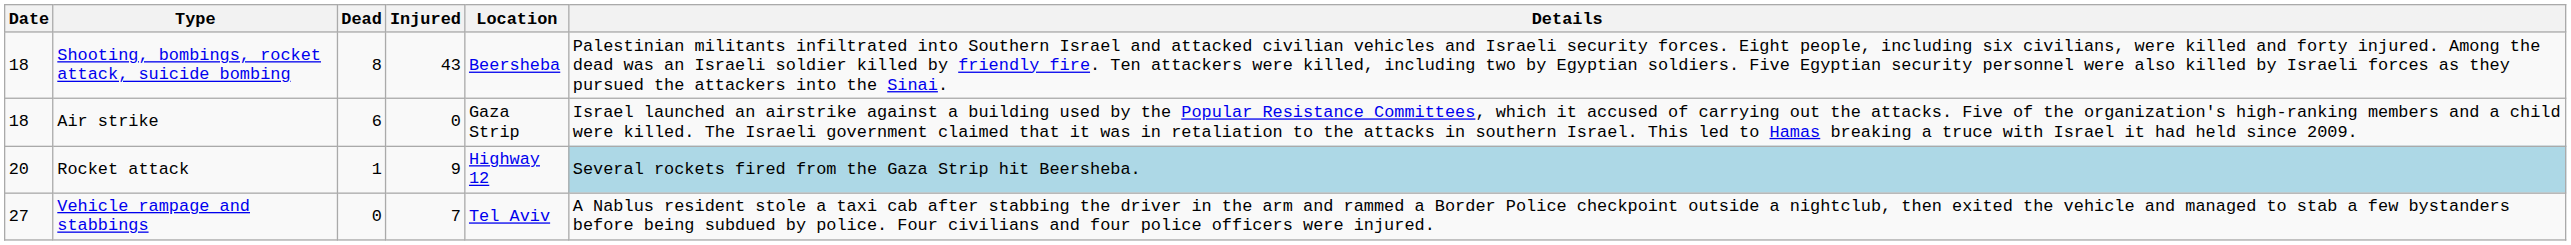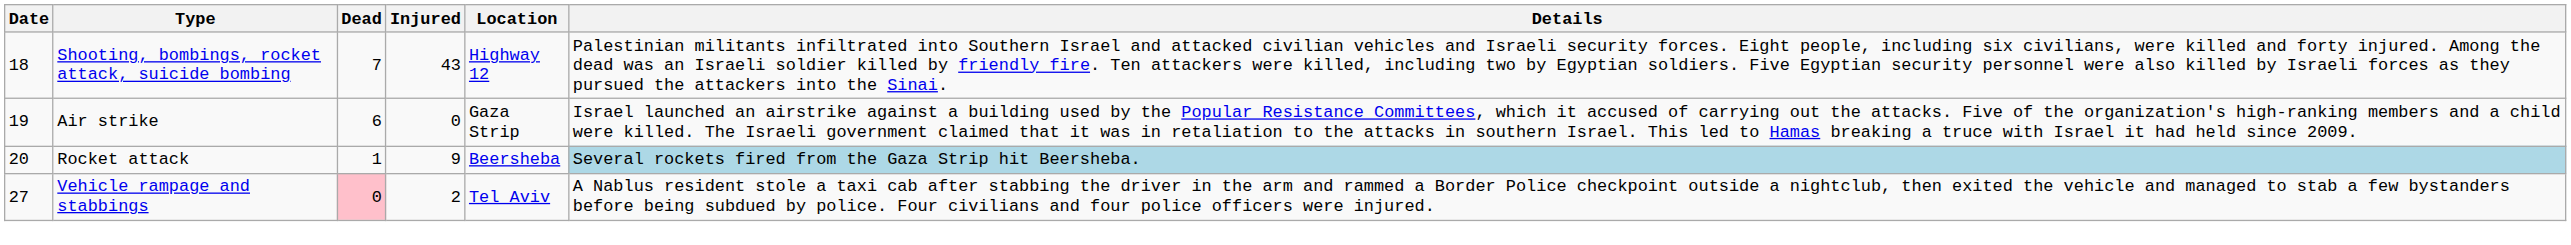(377, 65) 8 -> (377, 65) 7
(515, 65) Beersheba -> (504, 65) Highway 12
(19, 122) 18 -> (19, 122) 19
(504, 169) Highway 12 -> (515, 160) Beersheba
(377, 216) no background -> (377, 197) pink background
(456, 216) 7 -> (456, 197) 2
